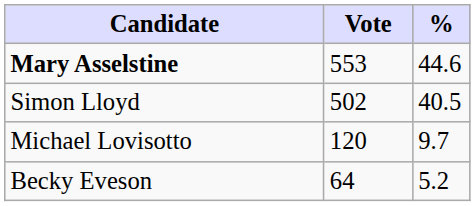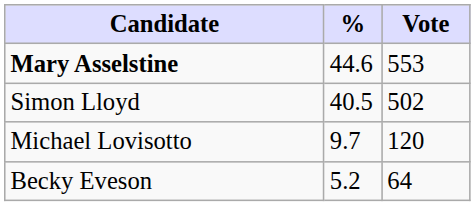columns swapped: (368, 24) <-> (441, 24)
